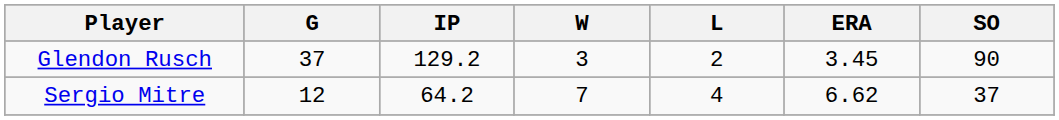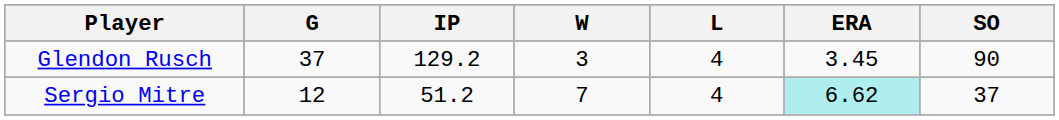(717, 60) 2 -> (717, 60) 4
(447, 96) 64.2 -> (447, 96) 51.2
(852, 96) no background -> (852, 96) paleturquoise background
